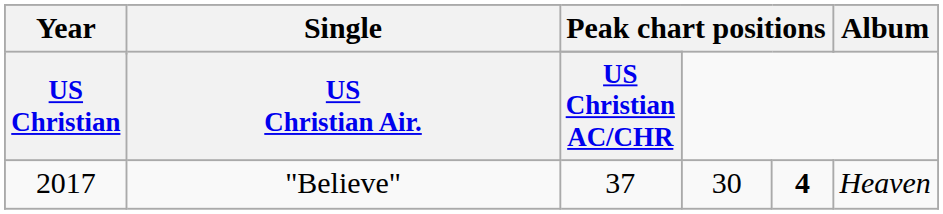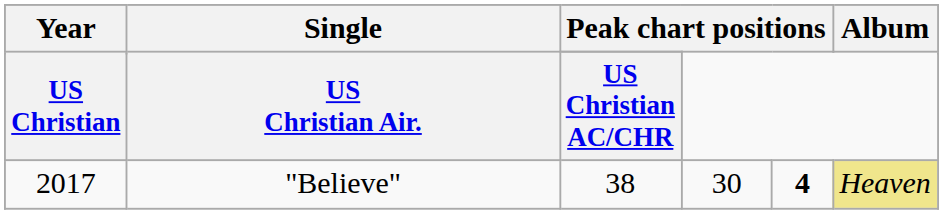(620, 183) 37 -> (620, 183) 38
(885, 183) no background -> (885, 183) khaki background
